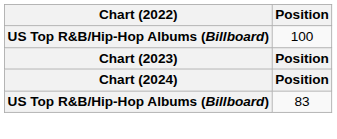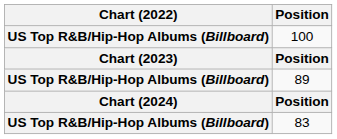+ row: (302, 79)
